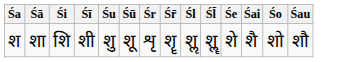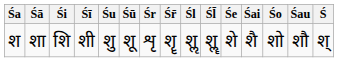+ column: (323, 14)
